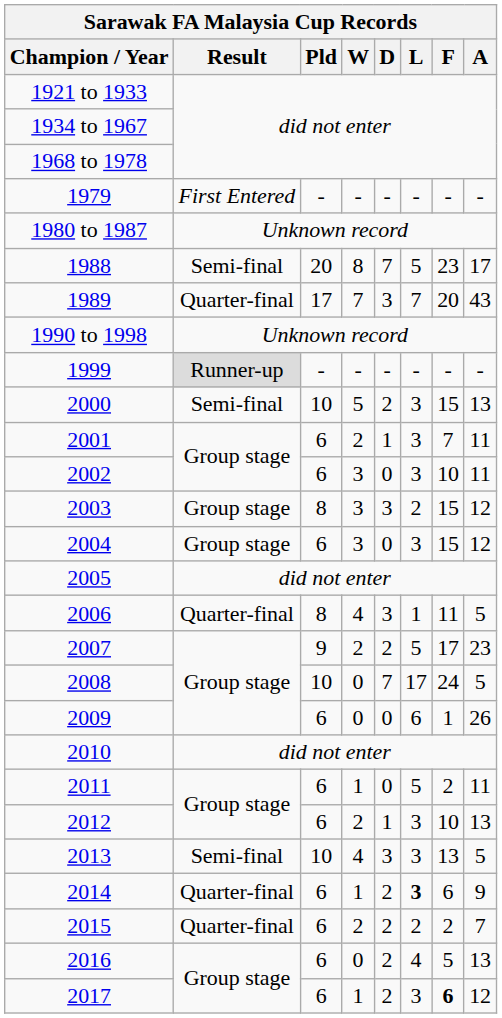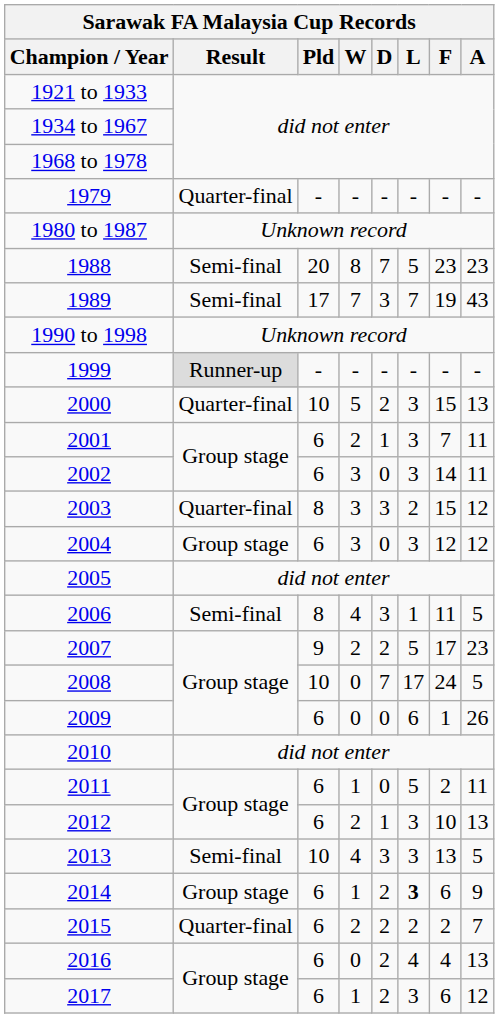(237, 195) First Entered -> (236, 195) Quarter-final
(480, 265) 17 -> (477, 265) 23
(237, 299) Quarter-final -> (236, 299) Semi-final
(448, 299) 20 -> (445, 299) 19
(237, 404) Semi-final -> (236, 404) Quarter-final
(448, 473) 10 -> (445, 473) 14
(237, 508) Group stage -> (236, 508) Quarter-final
(448, 543) 15 -> (445, 543) 12
(237, 612) Quarter-final -> (236, 612) Semi-final
(237, 890) Quarter-final -> (236, 890) Group stage
(448, 960) 5 -> (445, 960) 4
(448, 995) bold -> (445, 995) normal
